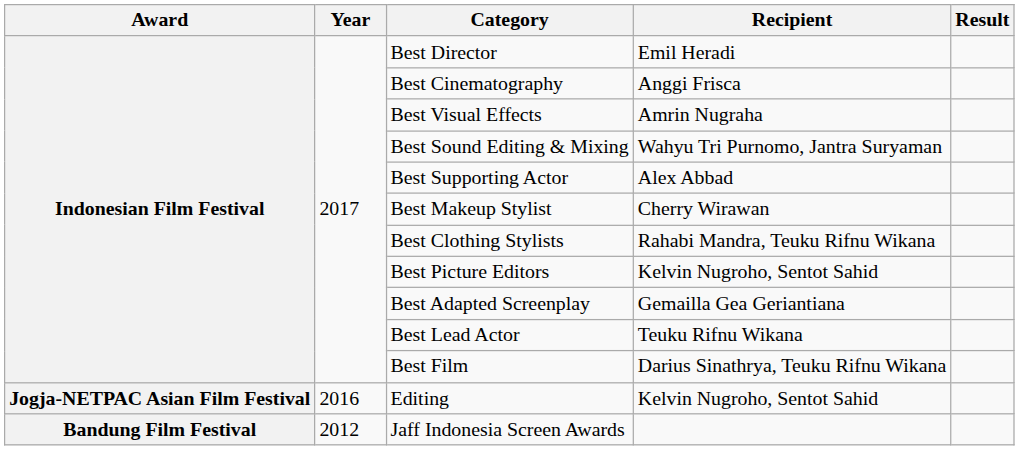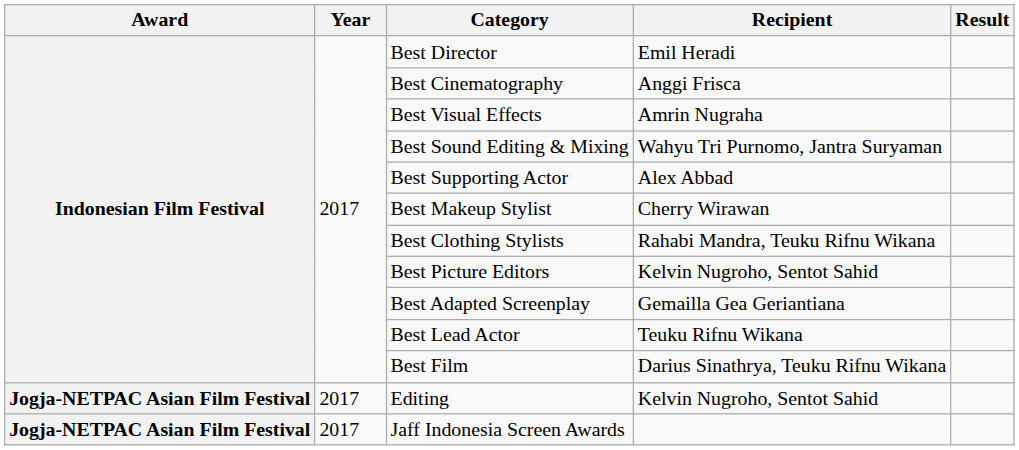(339, 397) 2016 -> (339, 397) 2017
(160, 429) Bandung Film Festival -> (160, 429) Jogja-NETPAC Asian Film Festival
(339, 429) 2012 -> (339, 429) 2017
